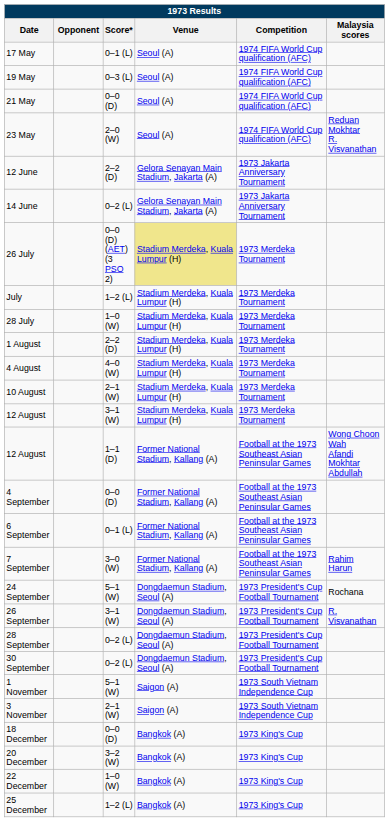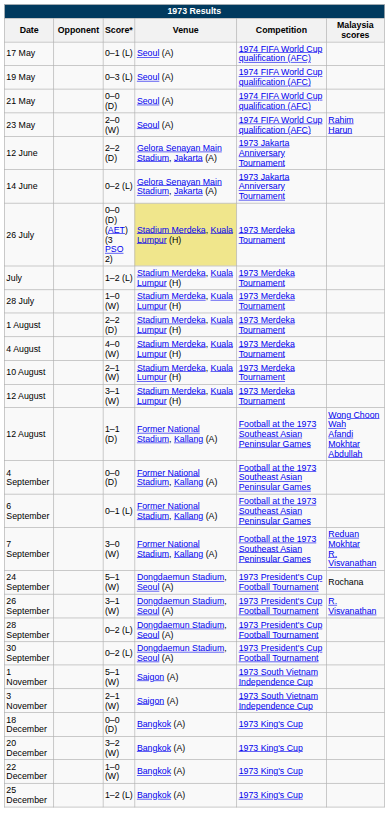(352, 135) Reduan Mokhtar R. Visvanathan -> (341, 125) Rahim Harun
(341, 564) Rahim Harun -> (352, 549) Reduan Mokhtar R. Visvanathan
